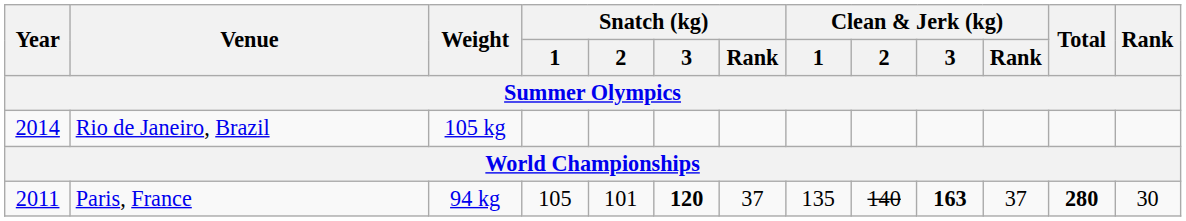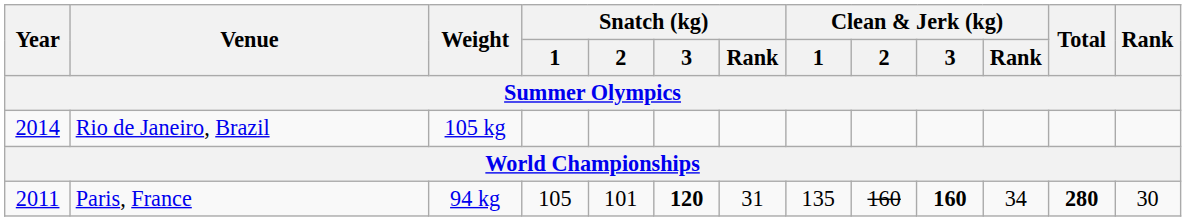(752, 198) 37 -> (752, 198) 31
(884, 198) 140 -> (884, 198) 160
(950, 198) 163 -> (950, 198) 160
(1016, 198) 37 -> (1016, 198) 34
